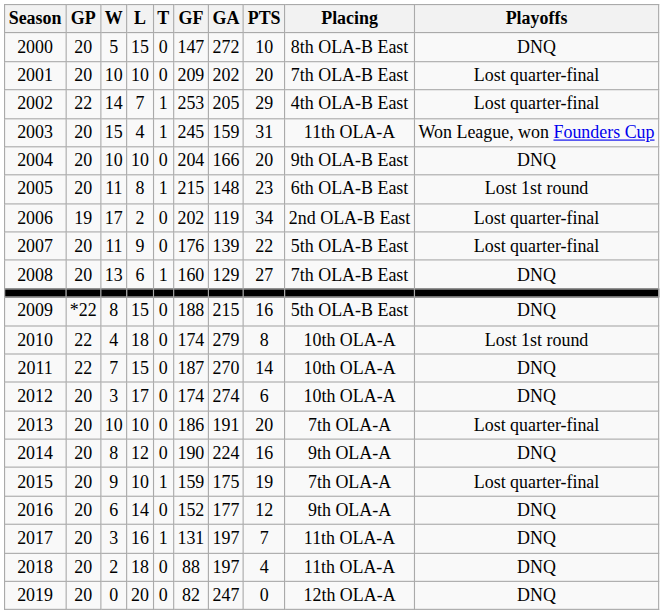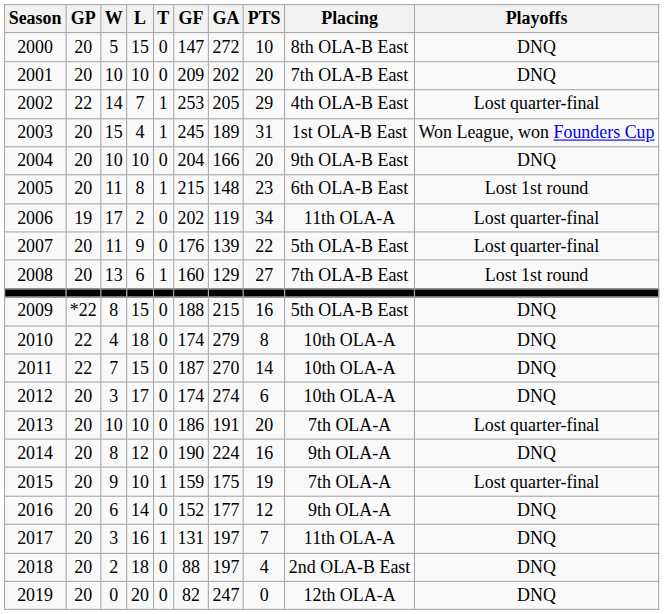(537, 75) Lost quarter-final -> (537, 75) DNQ
(226, 132) 159 -> (226, 132) 189
(350, 132) 11th OLA-A -> (350, 132) 1st OLA-B East
(350, 217) 2nd OLA-B East -> (350, 217) 11th OLA-A
(537, 274) DNQ -> (537, 274) Lost 1st round
(537, 339) Lost 1st round -> (537, 339) DNQ
(350, 566) 11th OLA-A -> (350, 566) 2nd OLA-B East
